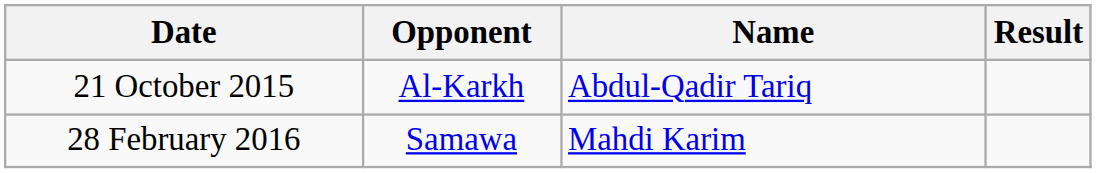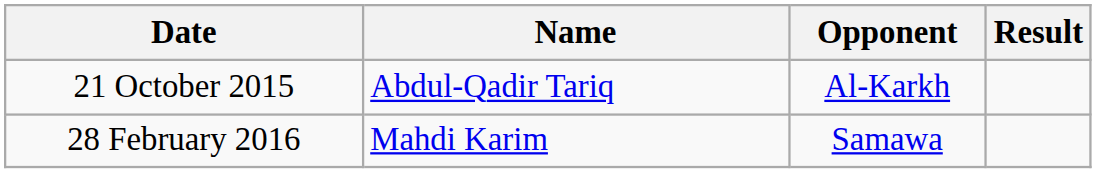columns swapped: (773, 31) <-> (461, 31)
